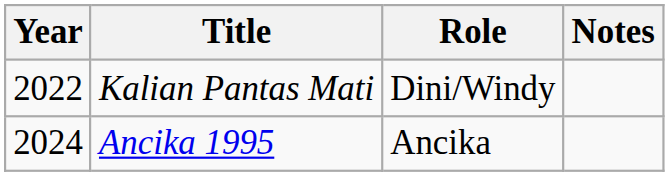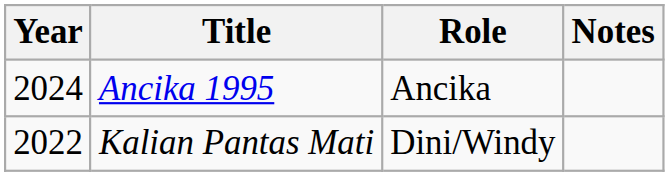rows swapped: (237, 87) <-> (187, 142)
